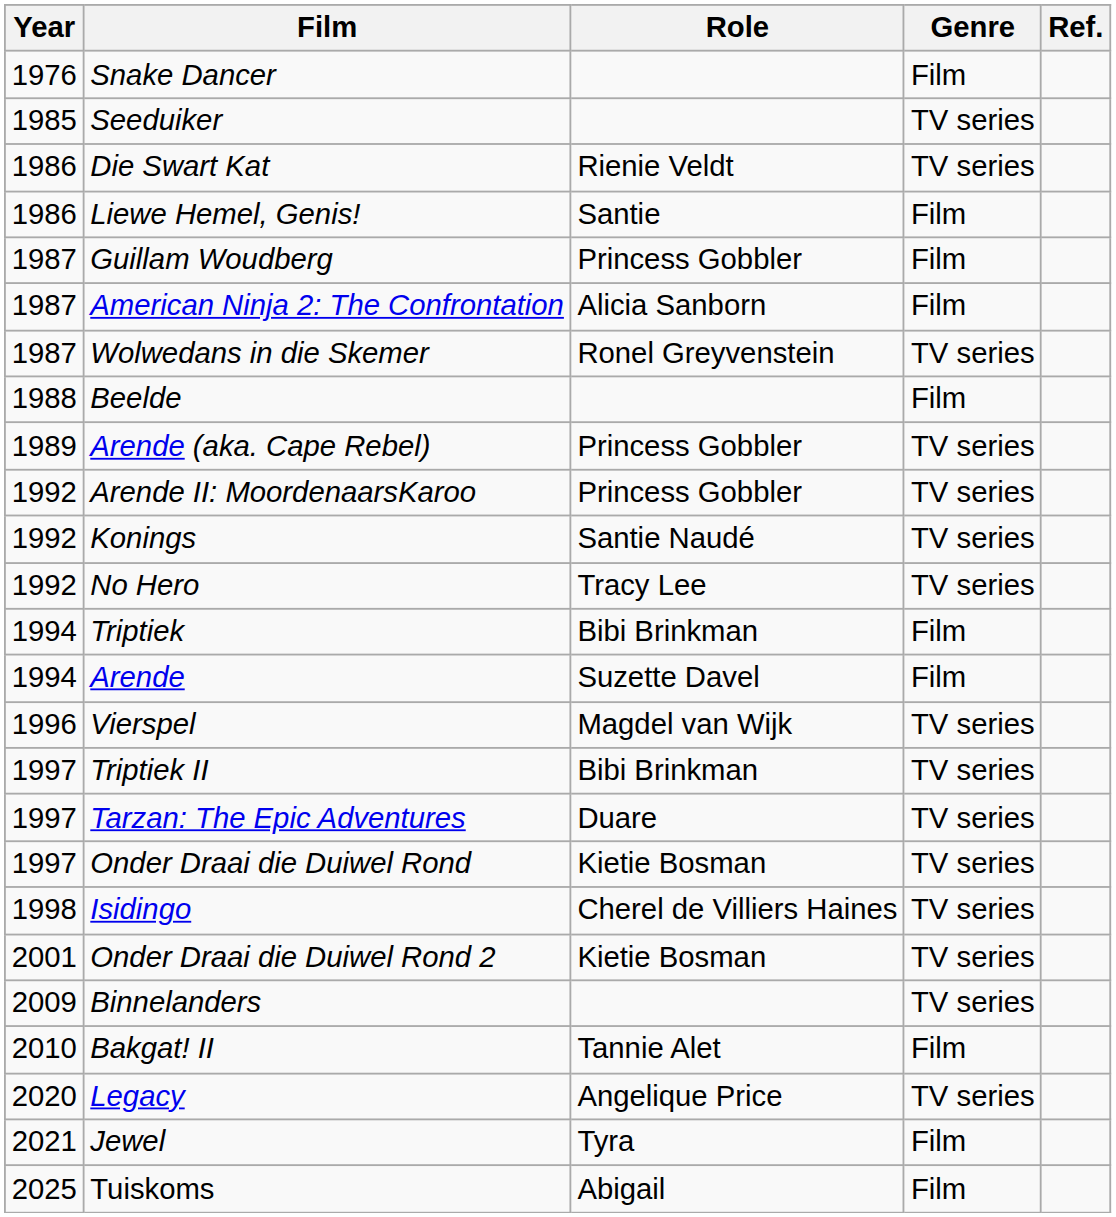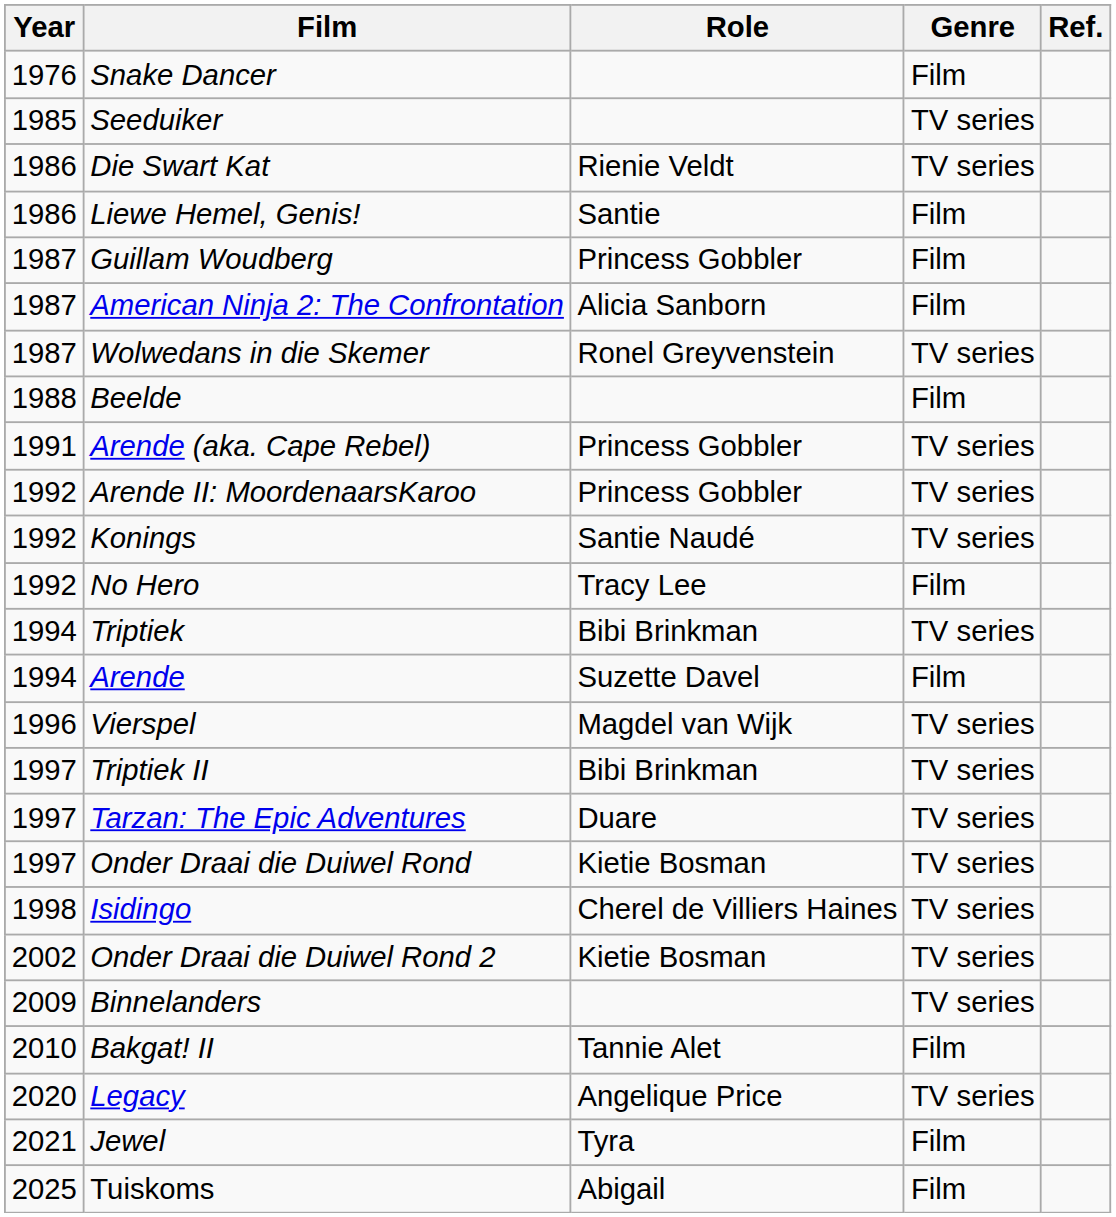(44, 445) 1989 -> (44, 445) 1991
(973, 584) TV series -> (939, 584) Film
(939, 631) Film -> (973, 631) TV series
(44, 956) 2001 -> (44, 956) 2002
